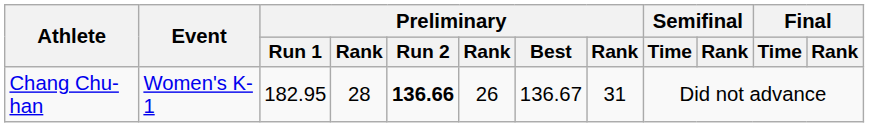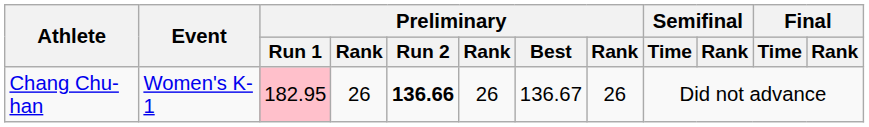(295, 95) no background -> (295, 95) pink background
(359, 95) 28 -> (359, 95) 26
(615, 95) 31 -> (615, 95) 26
